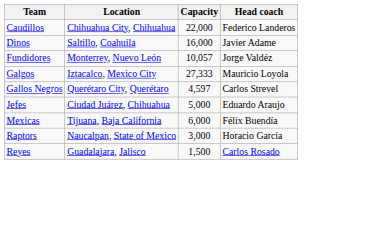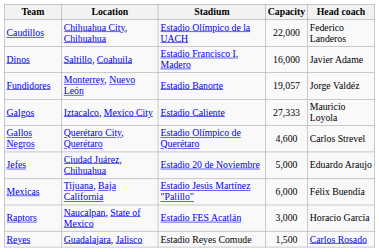+ column: (212, 12)
(199, 58) 10,057 -> (286, 86) 19,057
(199, 89) 4,597 -> (286, 139) 4,600
